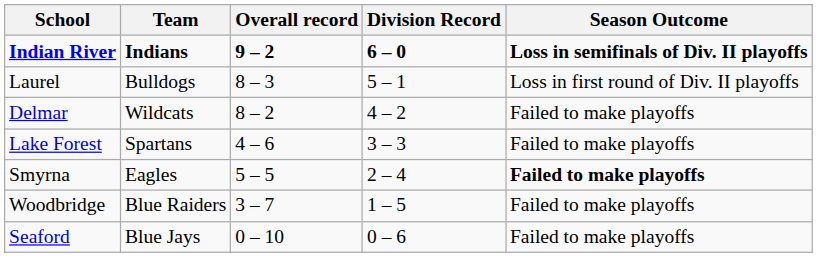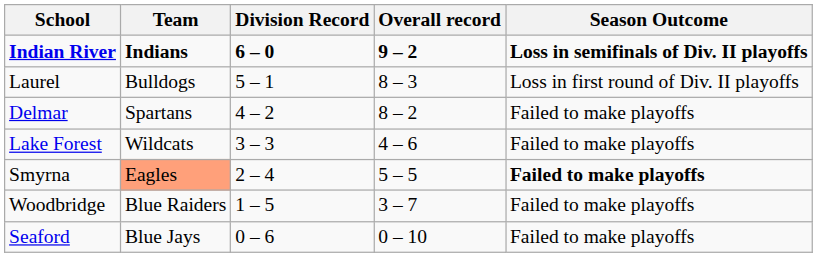columns swapped: (434, 19) <-> (297, 19)
(159, 112) Wildcats -> (159, 112) Spartans
(159, 143) Spartans -> (159, 143) Wildcats
(151, 174) no background -> (151, 174) lightsalmon background
